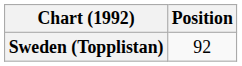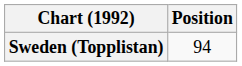(202, 46) 92 -> (202, 46) 94
